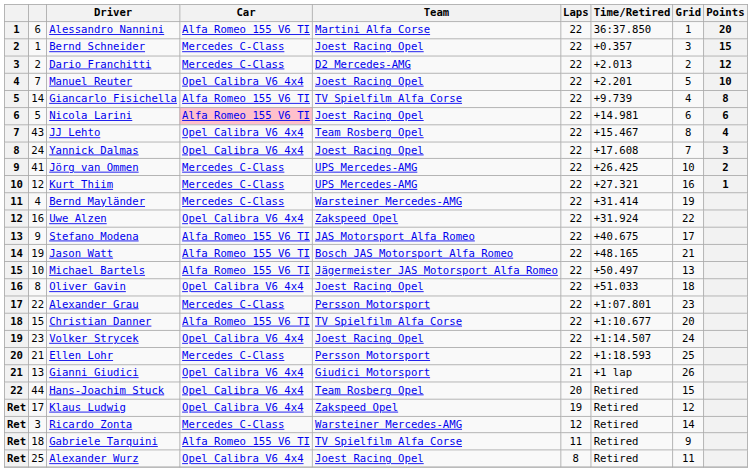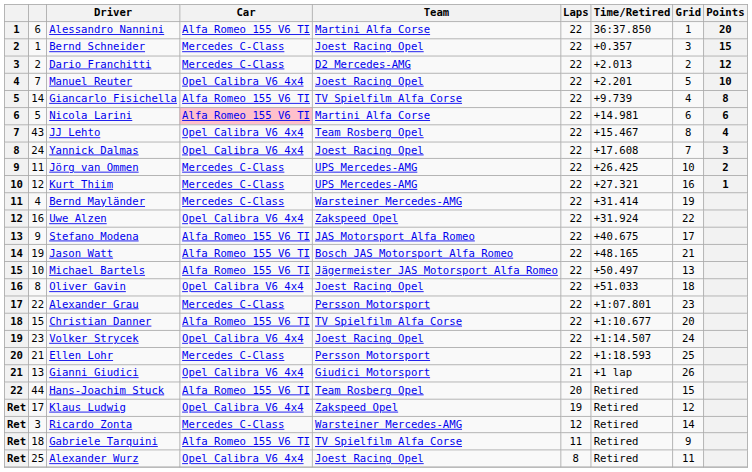(369, 116) Joest Racing Opel -> (373, 116) Martini Alfa Corse
(38, 168) 41 -> (38, 168) 11
(243, 391) Opel Calibra V6 4x4 -> (246, 391) Alfa Romeo 155 V6 TI
